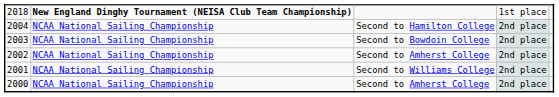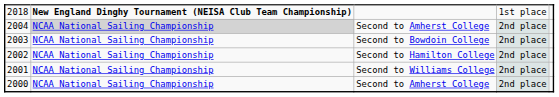(123, 26) no background -> (123, 26) lightgrey background
(425, 26) Second to Hamilton College -> (423, 26) Second to Amherst College
(423, 55) Second to Amherst College -> (425, 55) Second to Hamilton College
